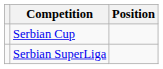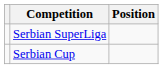rows swapped: (60, 53) <-> (44, 34)
